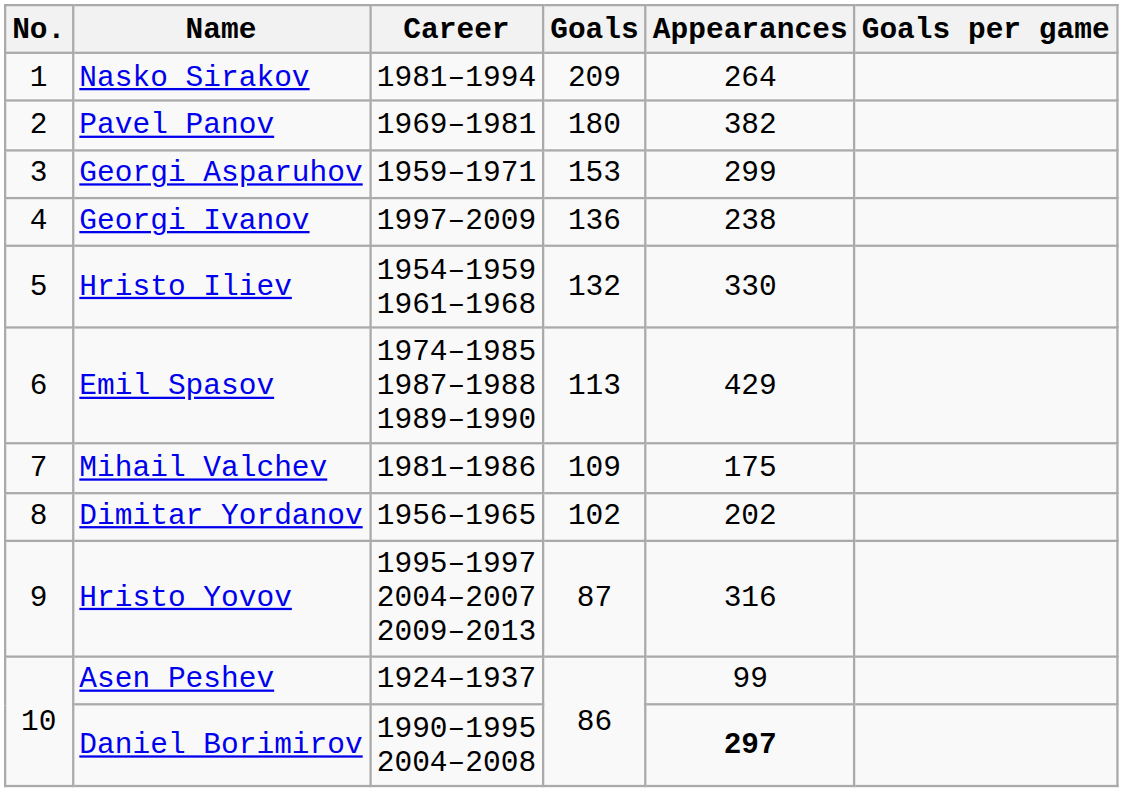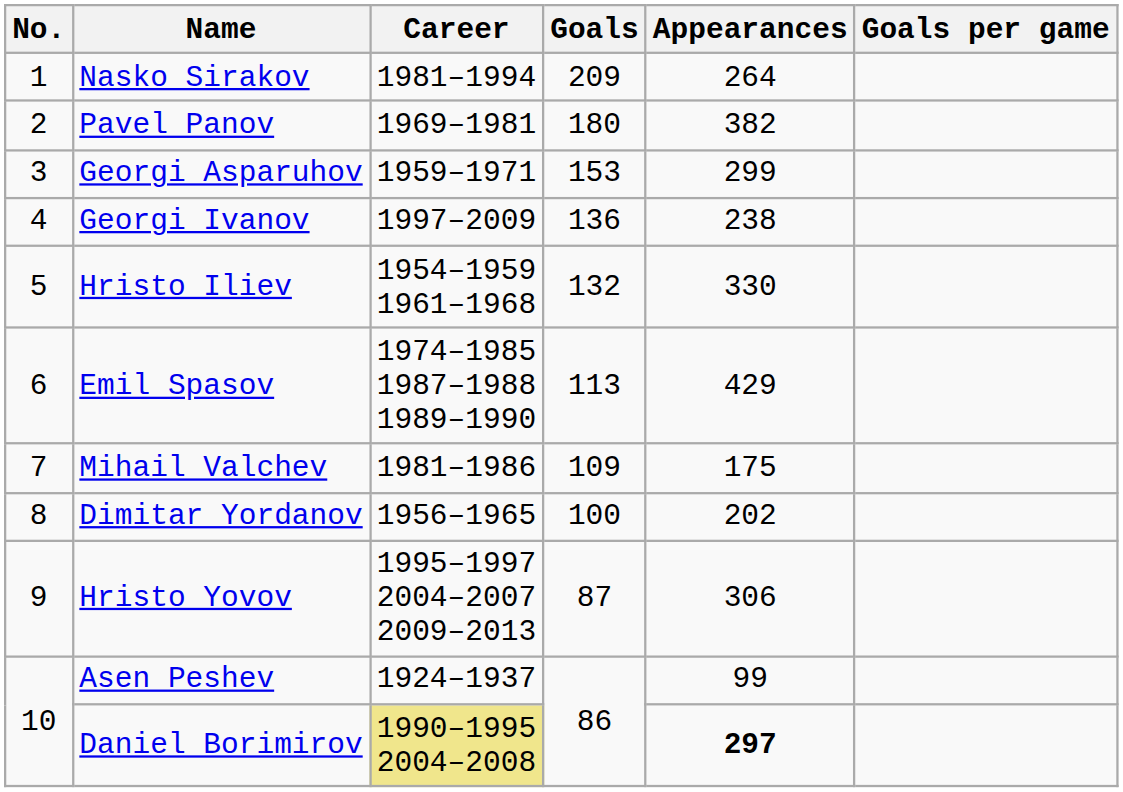(594, 516) 102 -> (594, 516) 100
(750, 598) 316 -> (750, 598) 306
(456, 746) no background -> (456, 746) khaki background
